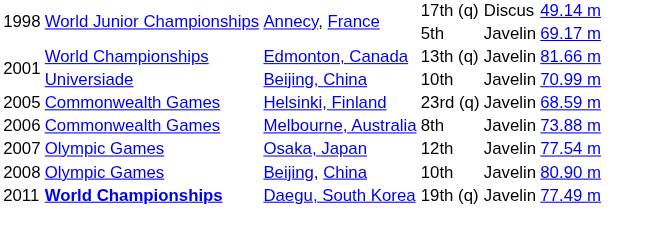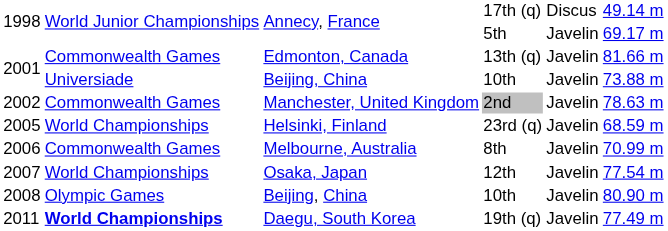(127, 56) World Championships -> (132, 56) Commonwealth Games
(571, 79) 70.99 m -> (633, 79) 73.88 m
+ row: (22, 102)
(132, 102) Commonwealth Games -> (127, 126) World Championships
(571, 126) 73.88 m -> (633, 149) 70.99 m
(104, 149) Olympic Games -> (127, 172) World Championships
